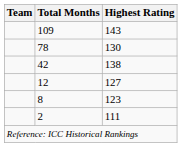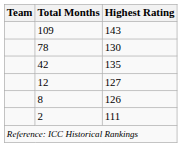(113, 64) 138 -> (113, 64) 135
(113, 99) 123 -> (113, 99) 126
